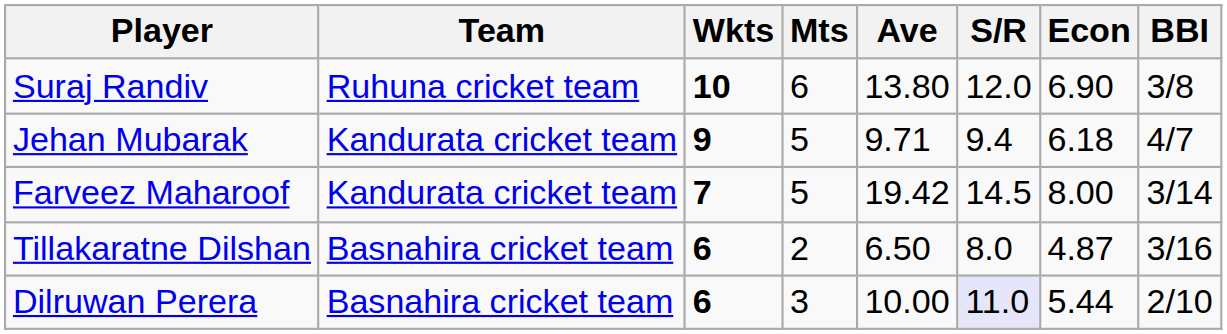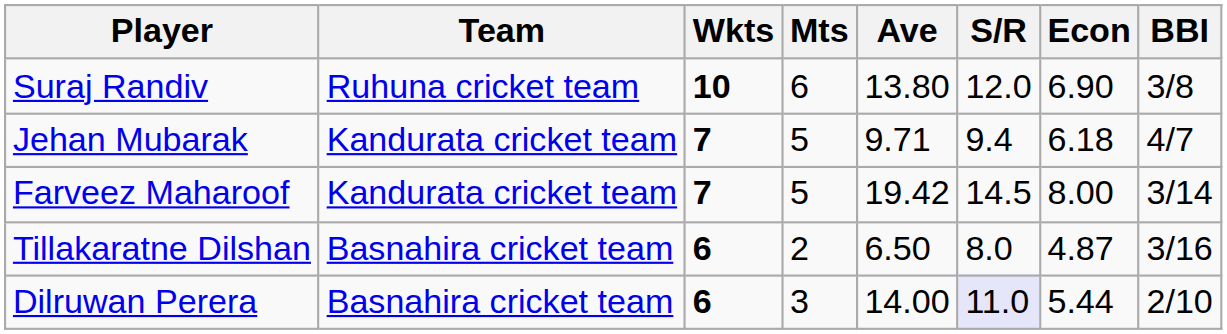(702, 139) 9 -> (702, 139) 7
(907, 301) 10.00 -> (907, 301) 14.00
